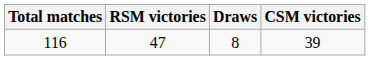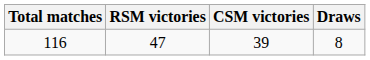columns swapped: (313, 17) <-> (235, 17)
